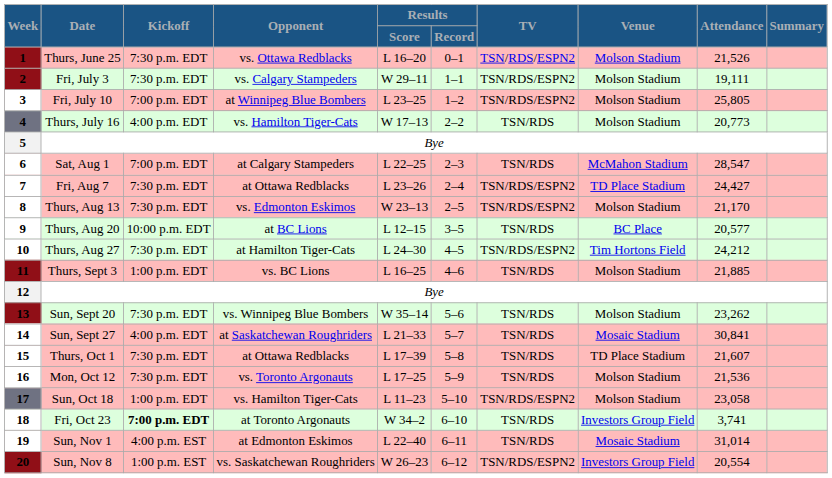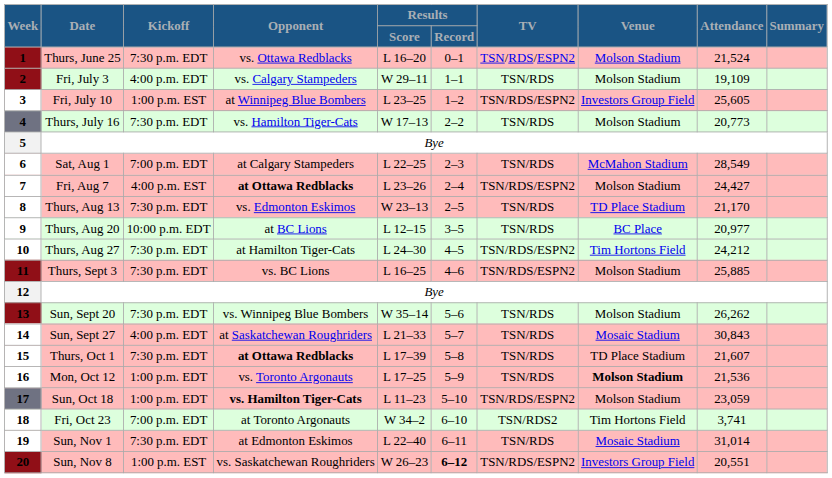(732, 57) 21,526 -> (732, 57) 21,524
(169, 79) 7:30 p.m. EDT -> (169, 79) 4:00 p.m. EDT
(528, 79) TSN/RDS/ESPN2 -> (528, 79) TSN/RDS
(732, 79) 19,111 -> (732, 79) 19,109
(169, 100) 7:00 p.m. EDT -> (169, 100) 1:00 p.m. EST
(638, 100) Molson Stadium -> (638, 100) Investors Group Field
(732, 100) 25,805 -> (732, 100) 25,605
(169, 121) 4:00 p.m. EDT -> (169, 121) 7:30 p.m. EDT
(732, 164) 28,547 -> (732, 164) 28,549
(169, 185) 7:30 p.m. EDT -> (169, 185) 4:00 p.m. EST
(296, 185) normal -> (296, 185) bold
(638, 185) TD Place Stadium -> (638, 185) Molson Stadium
(528, 207) TSN/RDS/ESPN2 -> (528, 207) TSN/RDS
(638, 207) Molson Stadium -> (638, 207) TD Place Stadium
(732, 228) 20,577 -> (732, 228) 20,977
(169, 270) 1:00 p.m. EDT -> (169, 270) 7:30 p.m. EDT
(528, 270) TSN/RDS -> (528, 270) TSN/RDS/ESPN2
(732, 270) 21,885 -> (732, 270) 25,885
(732, 313) 23,262 -> (732, 313) 26,262
(732, 334) 30,841 -> (732, 334) 30,843
(296, 356) normal -> (296, 356) bold
(169, 377) 7:30 p.m. EDT -> (169, 377) 1:00 p.m. EDT
(638, 377) normal -> (638, 377) bold
(296, 398) normal -> (296, 398) bold
(732, 398) 23,058 -> (732, 398) 23,059
(169, 420) bold -> (169, 420) normal
(528, 420) TSN/RDS -> (528, 420) TSN/RDS2
(638, 420) Investors Group Field -> (638, 420) Tim Hortons Field
(169, 441) 4:00 p.m. EST -> (169, 441) 7:30 p.m. EDT
(454, 462) normal -> (454, 462) bold
(732, 462) 20,554 -> (732, 462) 20,551
